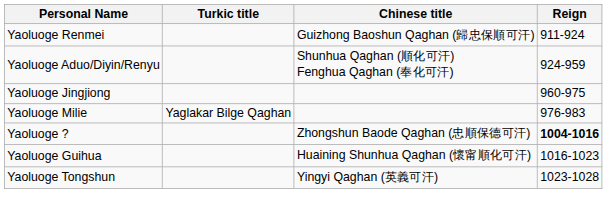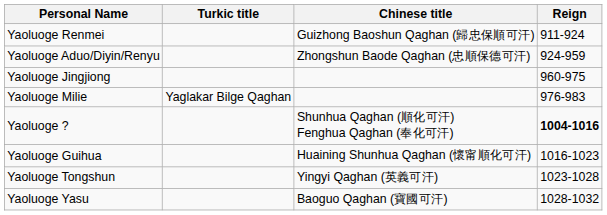(376, 64) Shunhua Qaghan (順化可汗) Fenghua Qaghan (奉化可汗) -> (414, 56) Zhongshun Baode Qaghan (忠順保德可汗)
(414, 133) Zhongshun Baode Qaghan (忠順保德可汗) -> (376, 125) Shunhua Qaghan (順化可汗) Fenghua Qaghan (奉化可汗)
+ row: (48, 199)
